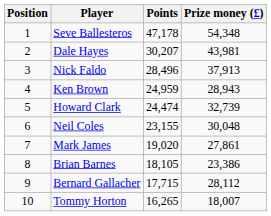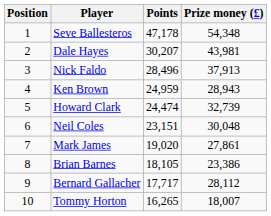(162, 126) 23,155 -> (162, 126) 23,151
(162, 182) 17,715 -> (162, 182) 17,717
